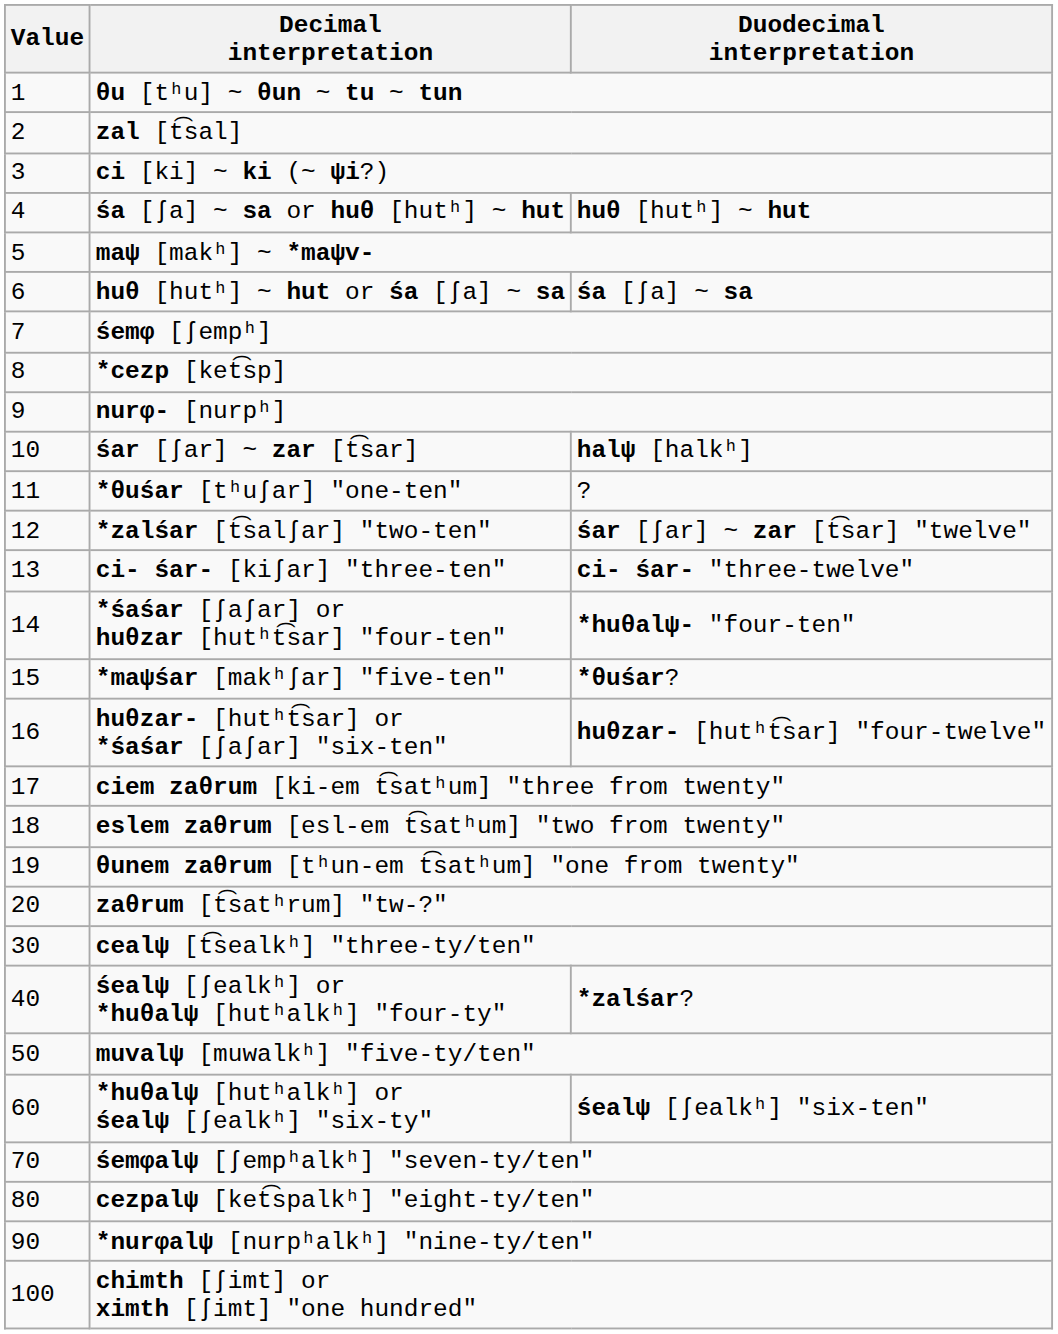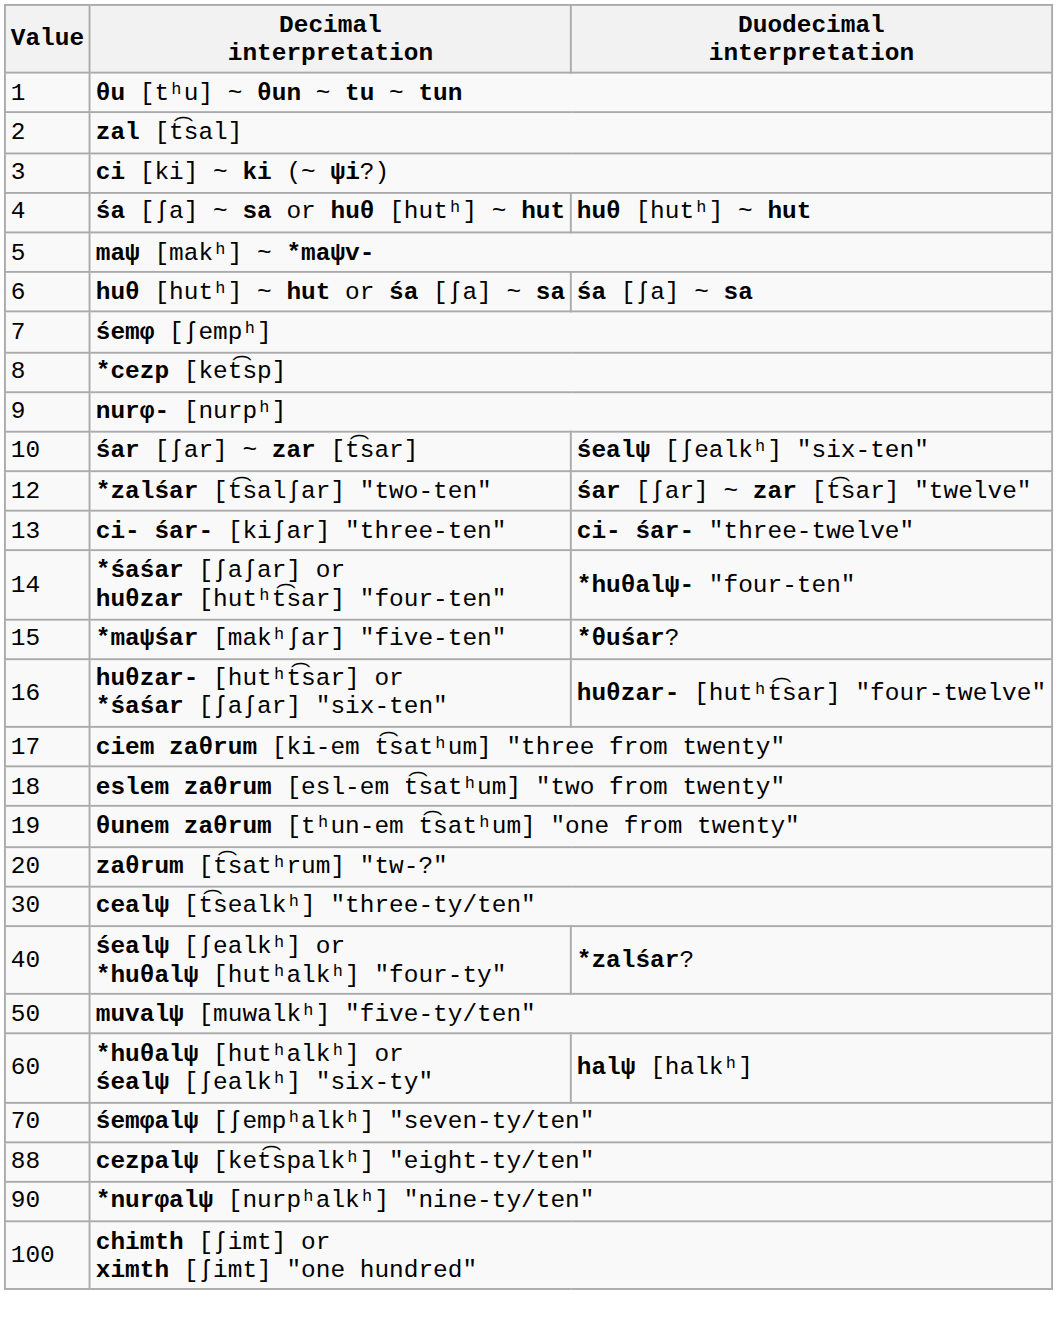(665, 451) halψ [halkʰ] -> (753, 451) śealψ [ʃealkʰ] "six-ten"
- row: (279, 491)
(753, 1108) śealψ [ʃealkʰ] "six-ten" -> (665, 1068) halψ [halkʰ]
(25, 1202) 80 -> (25, 1162) 88
